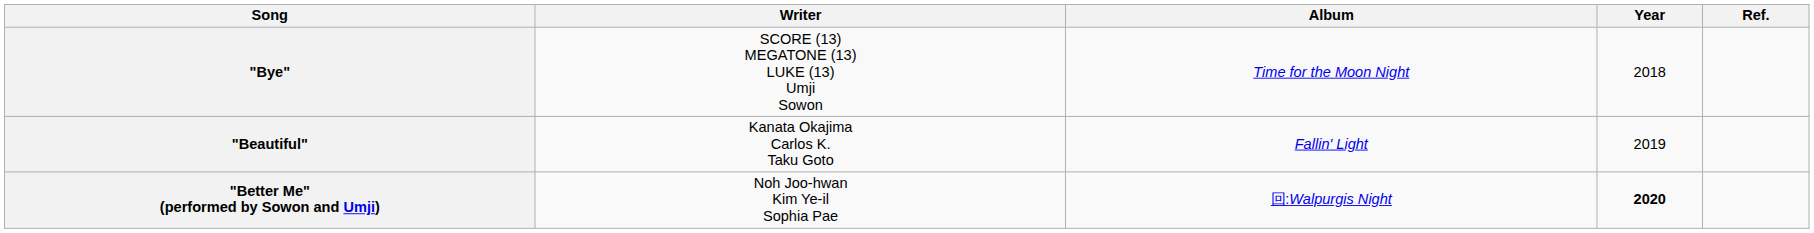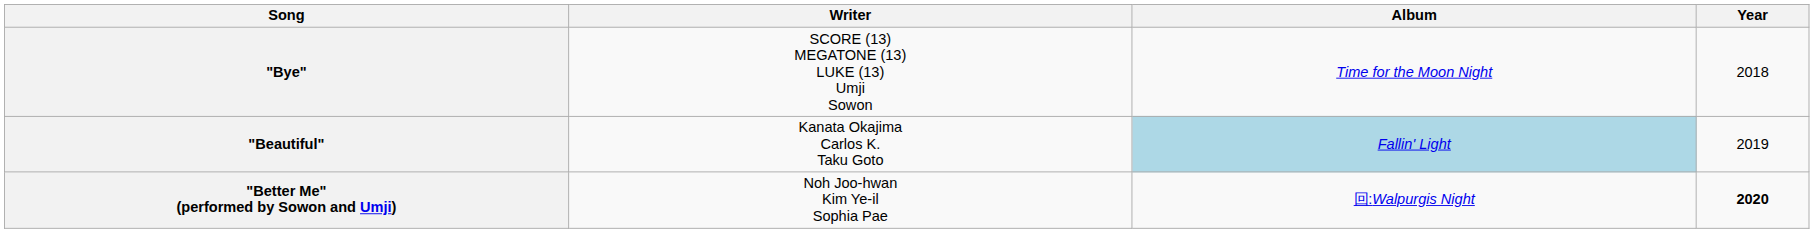- column: (1756, 16)
(1331, 144) no background -> (1414, 144) lightblue background
